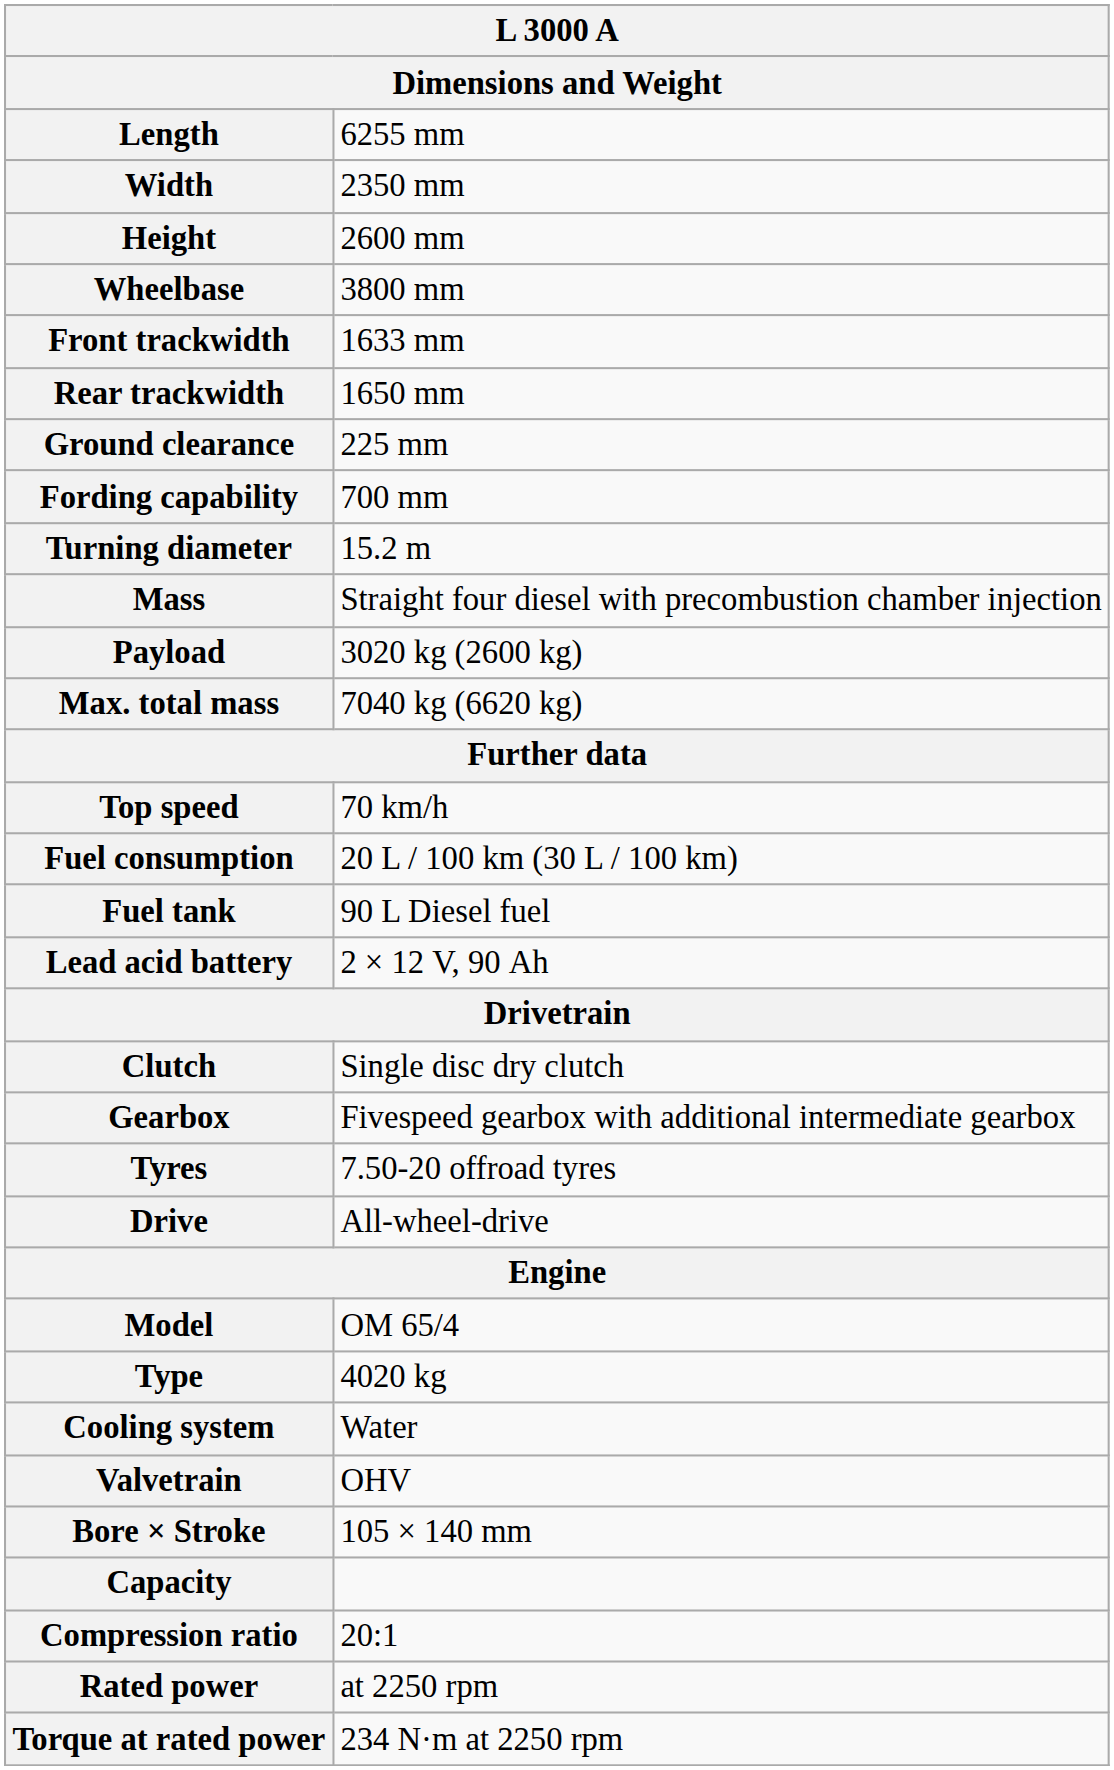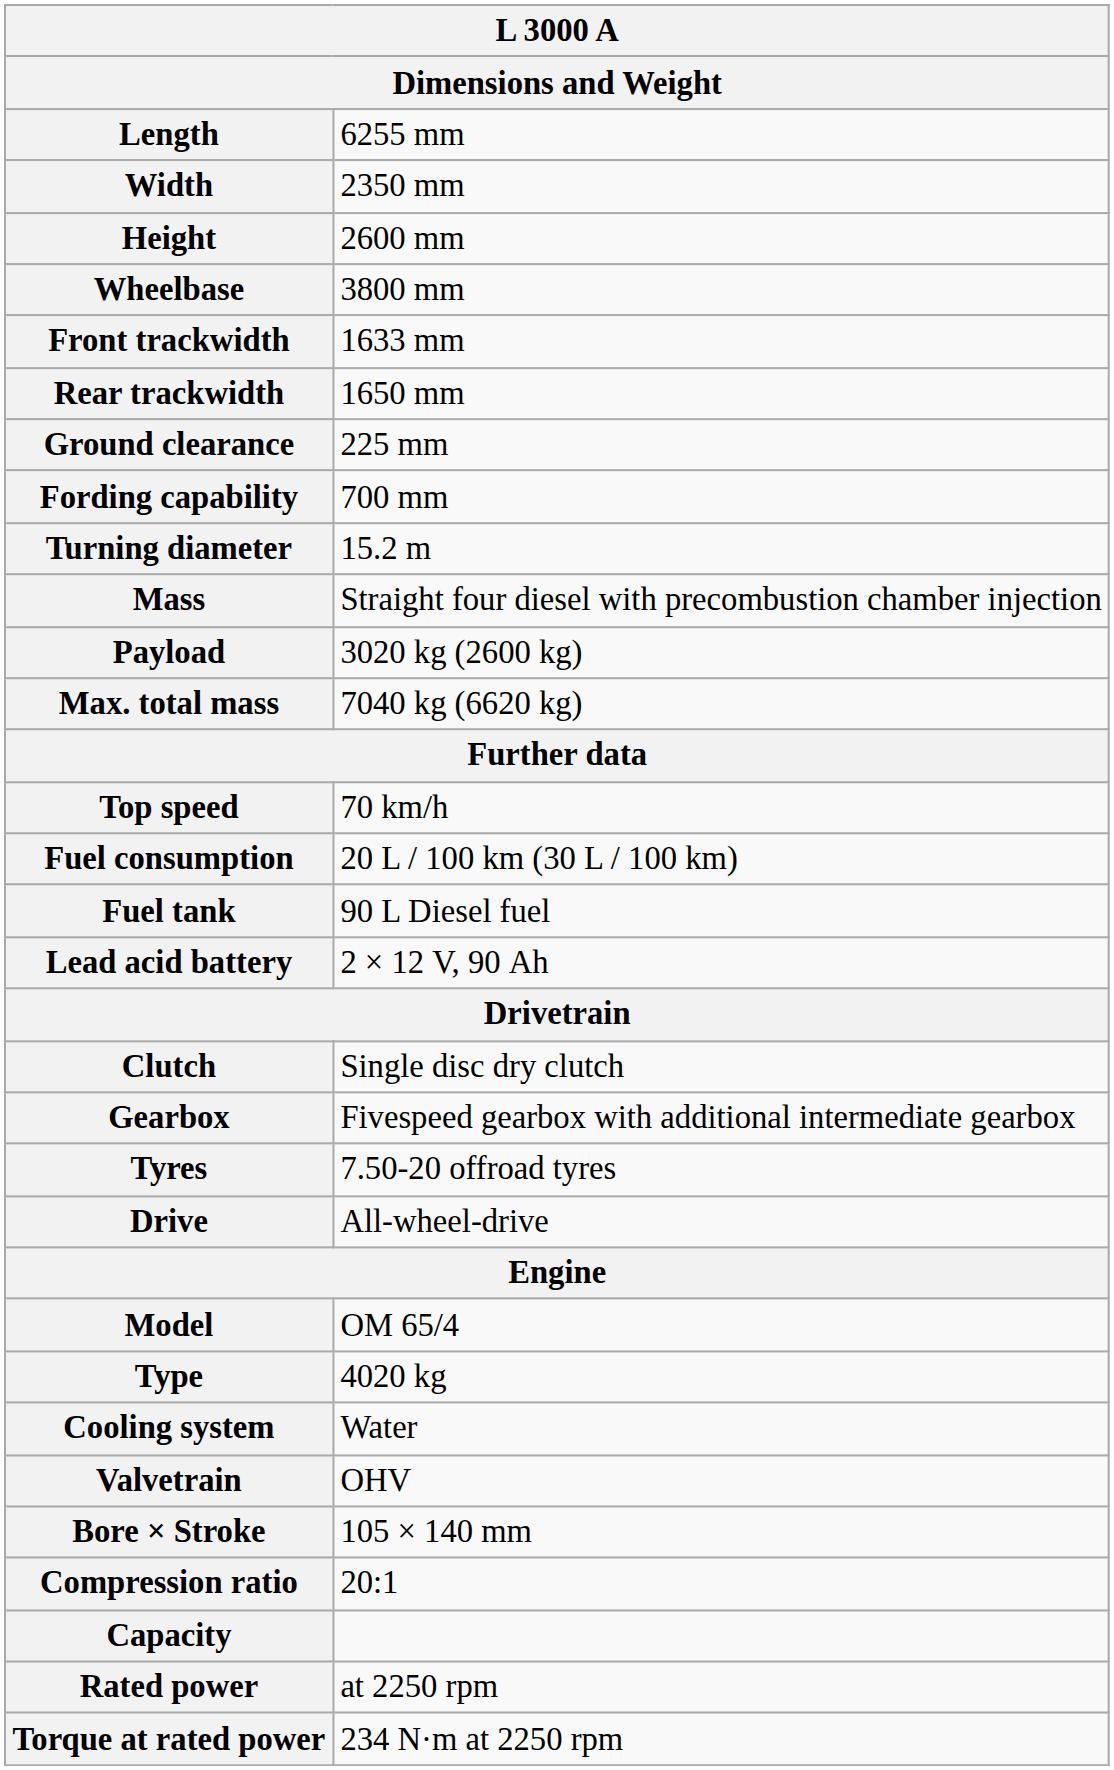rows swapped: (169, 1583) <-> (169, 1635)
